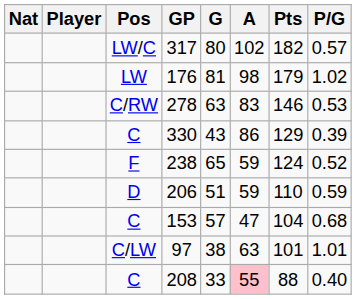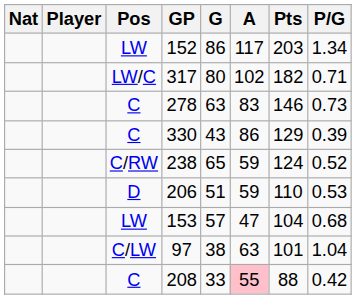+ row: (182, 47)
(329, 47) 0.57 -> (329, 76) 0.71
- row: (182, 76)
(134, 105) C/RW -> (134, 105) C
(329, 105) 0.53 -> (329, 105) 0.73
(134, 163) F -> (134, 163) C/RW
(329, 192) 0.59 -> (329, 192) 0.53
(134, 221) C -> (134, 221) LW
(329, 250) 1.01 -> (329, 250) 1.04
(329, 279) 0.40 -> (329, 279) 0.42
